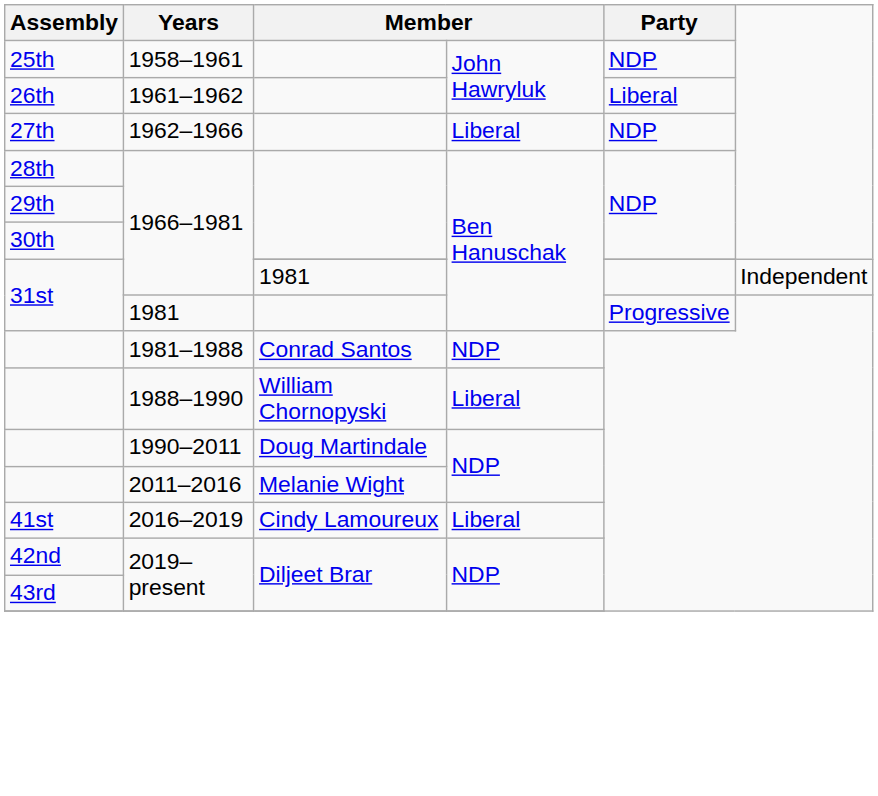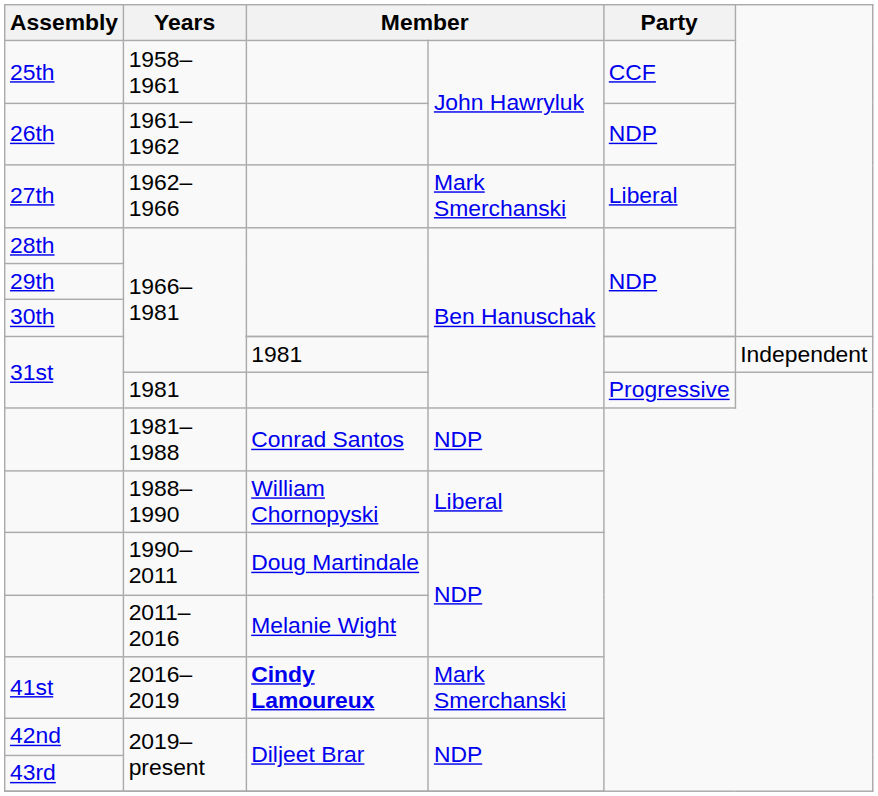(633, 58) NDP -> (632, 71) CCF
(643, 95) Liberal -> (633, 133) NDP
(486, 131) Liberal -> (500, 195) Mark Smerchanski
(633, 131) NDP -> (643, 195) Liberal
(349, 520) normal -> (313, 687) bold
(486, 520) Liberal -> (500, 687) Mark Smerchanski
